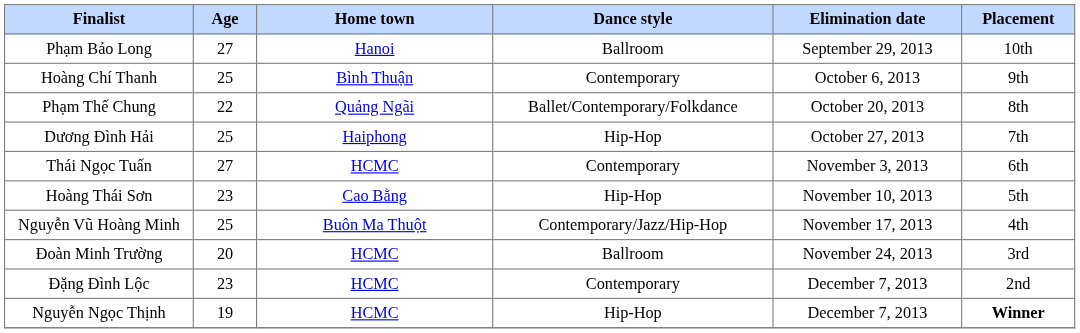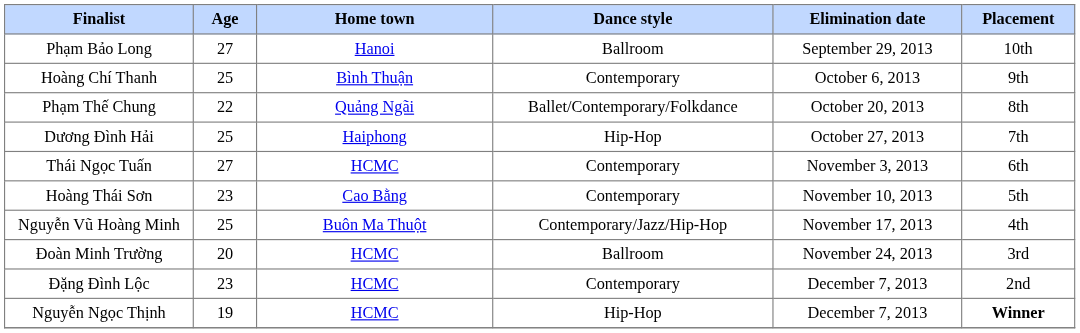(633, 195) Hip-Hop -> (633, 195) Contemporary
